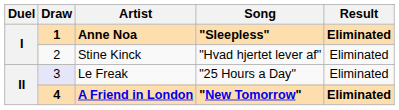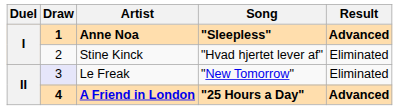(359, 34) Eliminated -> (359, 34) Advanced
(248, 74) "25 Hours a Day" -> (247, 74) "New Tomorrow"
(250, 94) "New Tomorrow" -> (253, 94) "25 Hours a Day"
(359, 94) Eliminated -> (359, 94) Advanced
